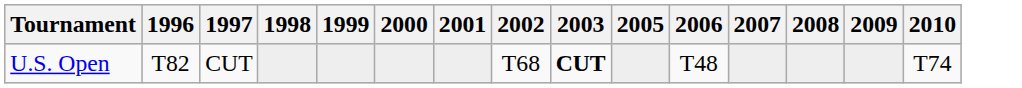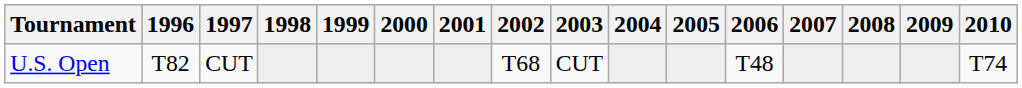+ column: (638, 24)
(581, 63) bold -> (579, 63) normal
